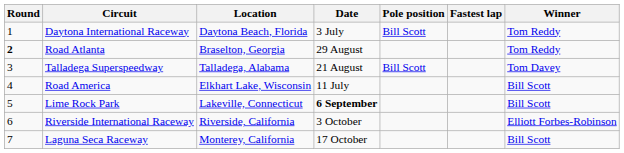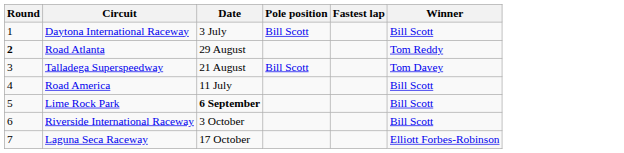- column: (255, 13)
(534, 31) Tom Reddy -> (412, 31) Bill Scott
(562, 121) Elliott Forbes-Robinson -> (412, 121) Bill Scott
(529, 139) Bill Scott -> (445, 139) Elliott Forbes-Robinson
